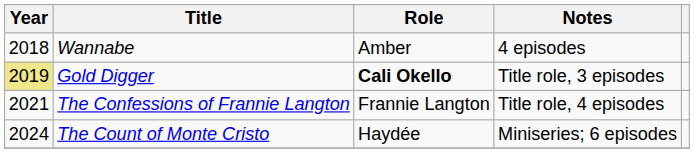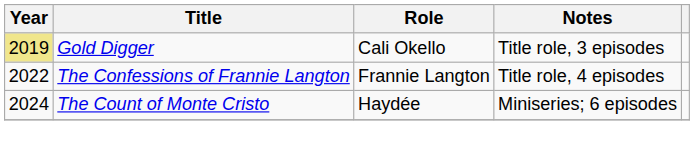- row: (96, 47)
(405, 76) bold -> (402, 47) normal
(29, 104) 2021 -> (29, 76) 2022
